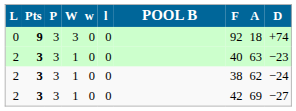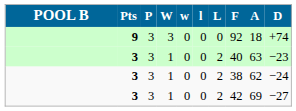columns swapped: (170, 15) <-> (14, 15)
